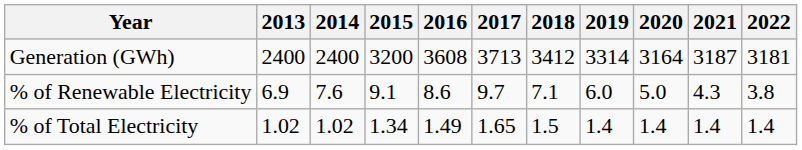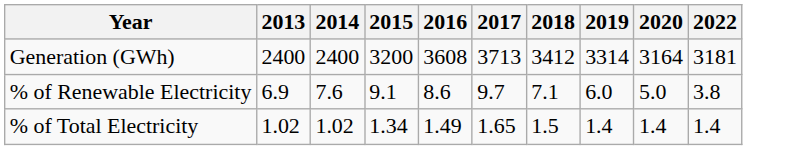- column: (715, 21)
